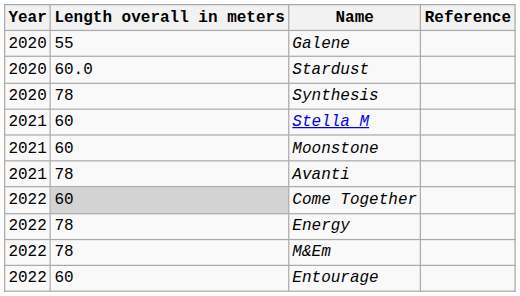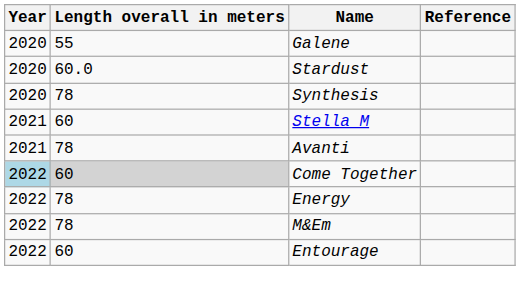- row: (336, 148)
(28, 200) no background -> (28, 174) lightblue background
